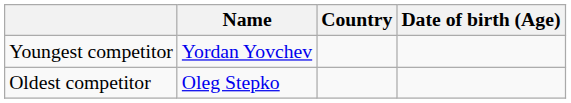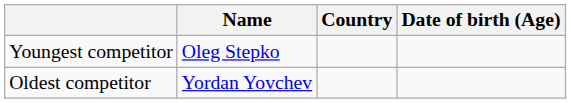(247, 51) Yordan Yovchev -> (231, 51) Oleg Stepko
(231, 82) Oleg Stepko -> (247, 82) Yordan Yovchev
